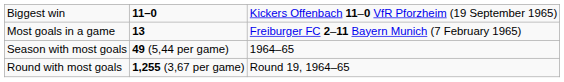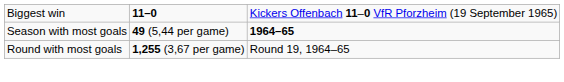- row: (61, 31)
(272, 49) normal -> (272, 31) bold
